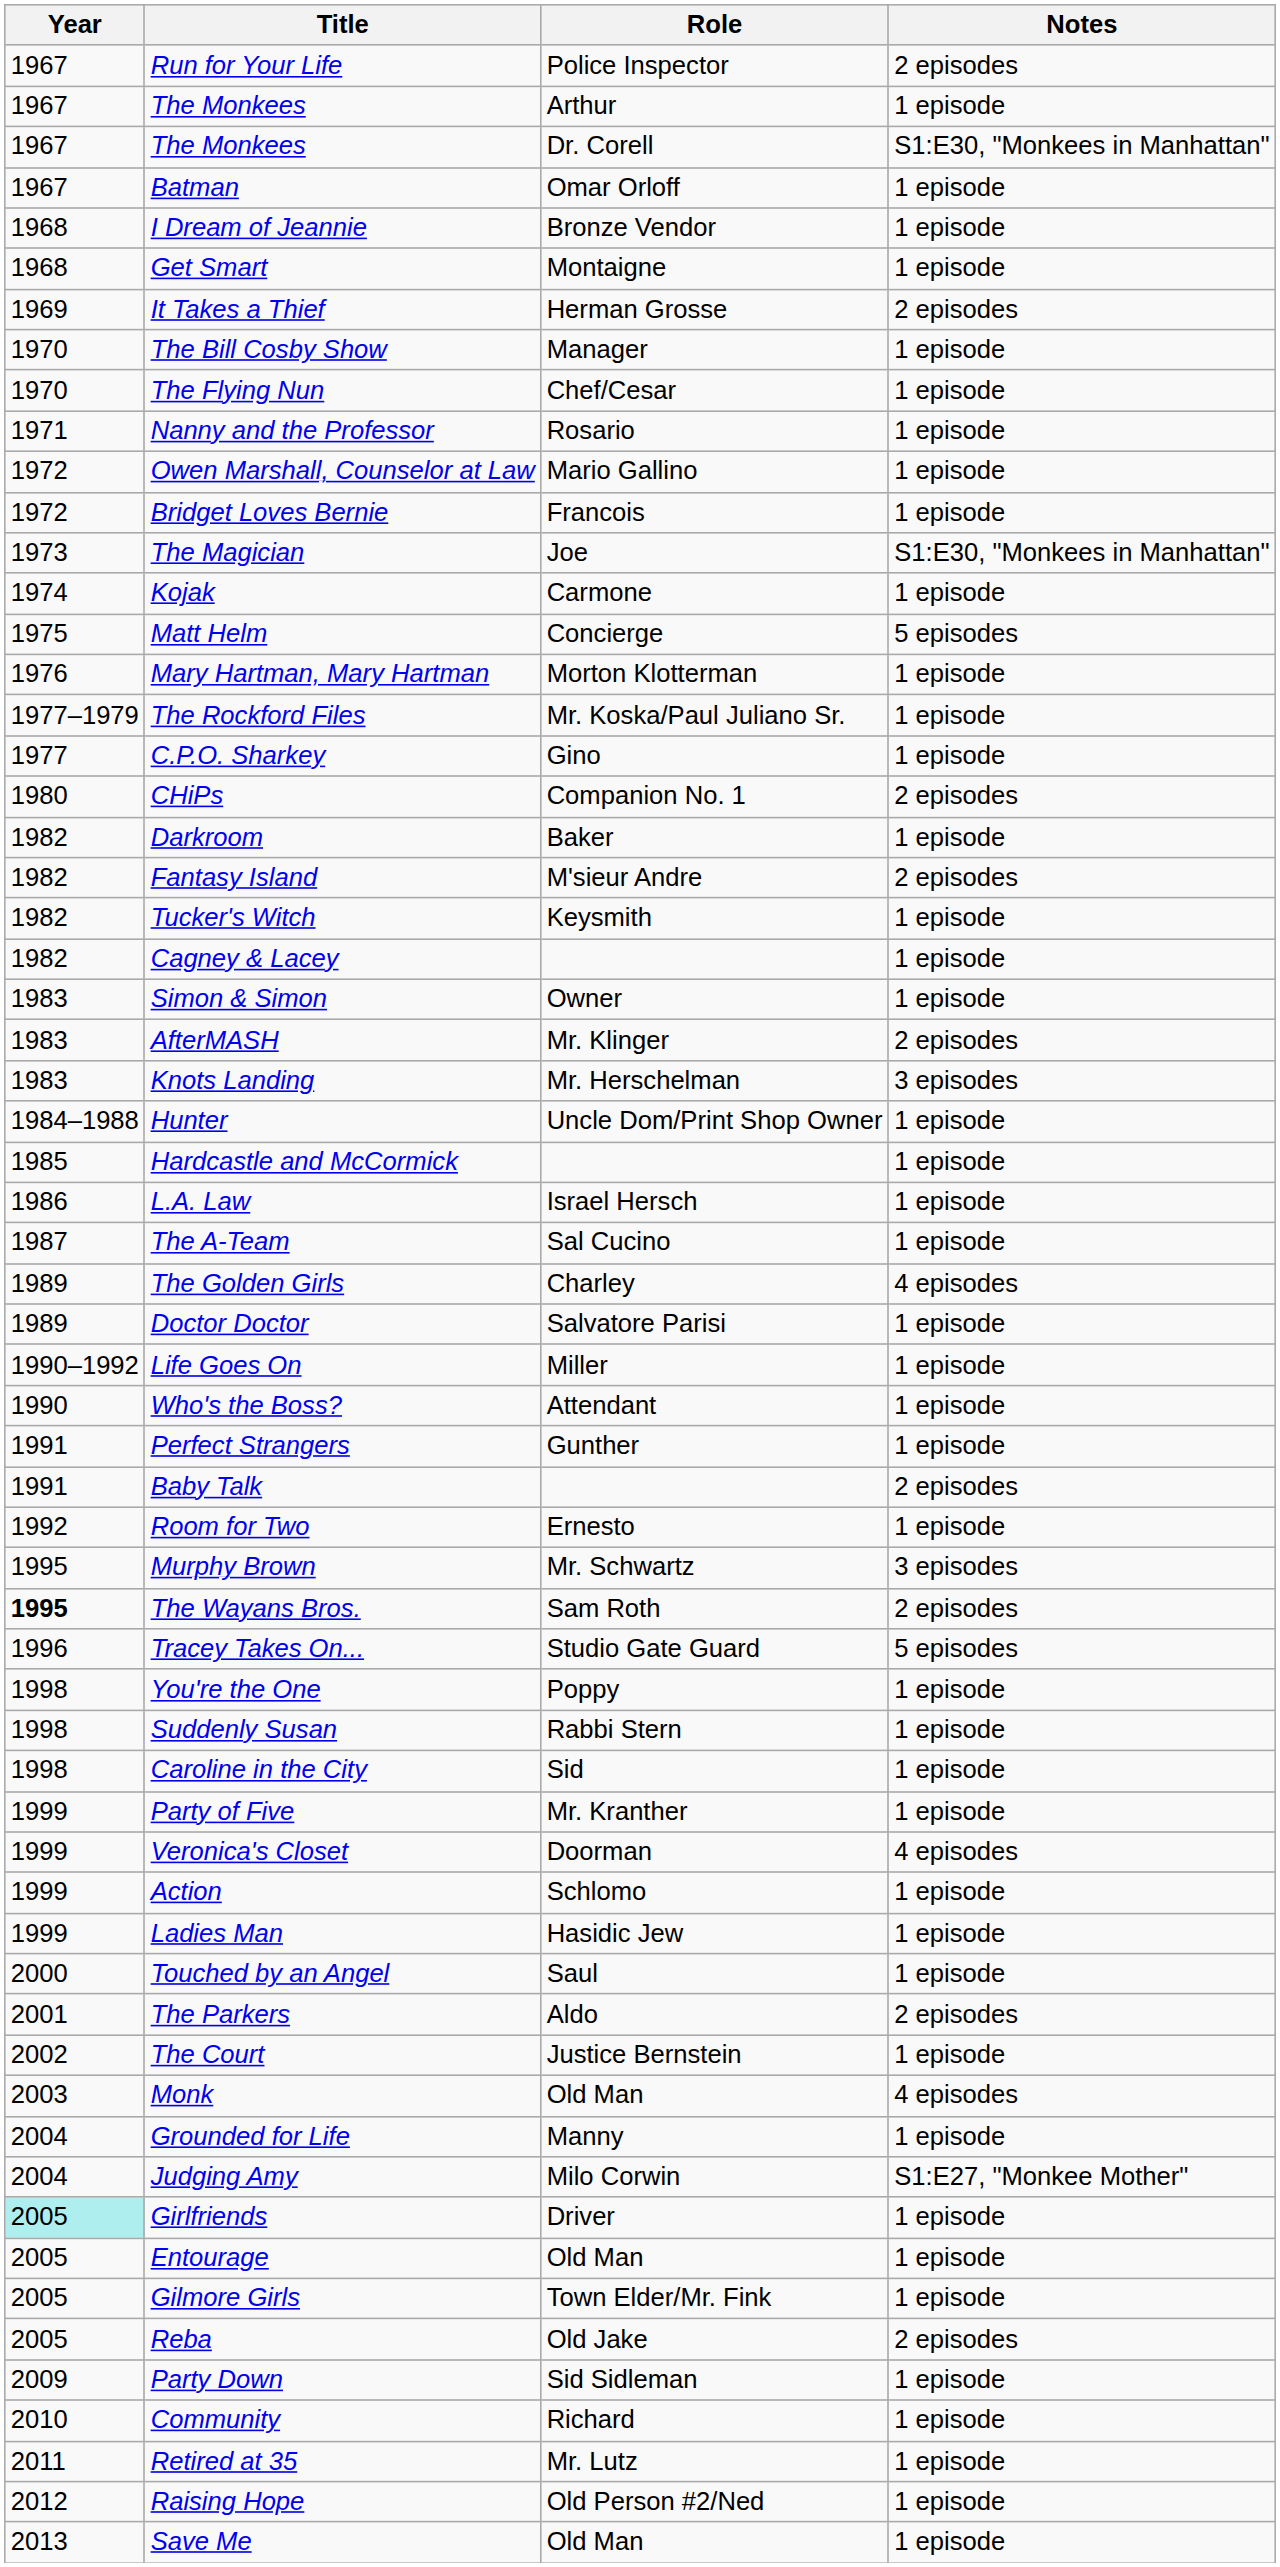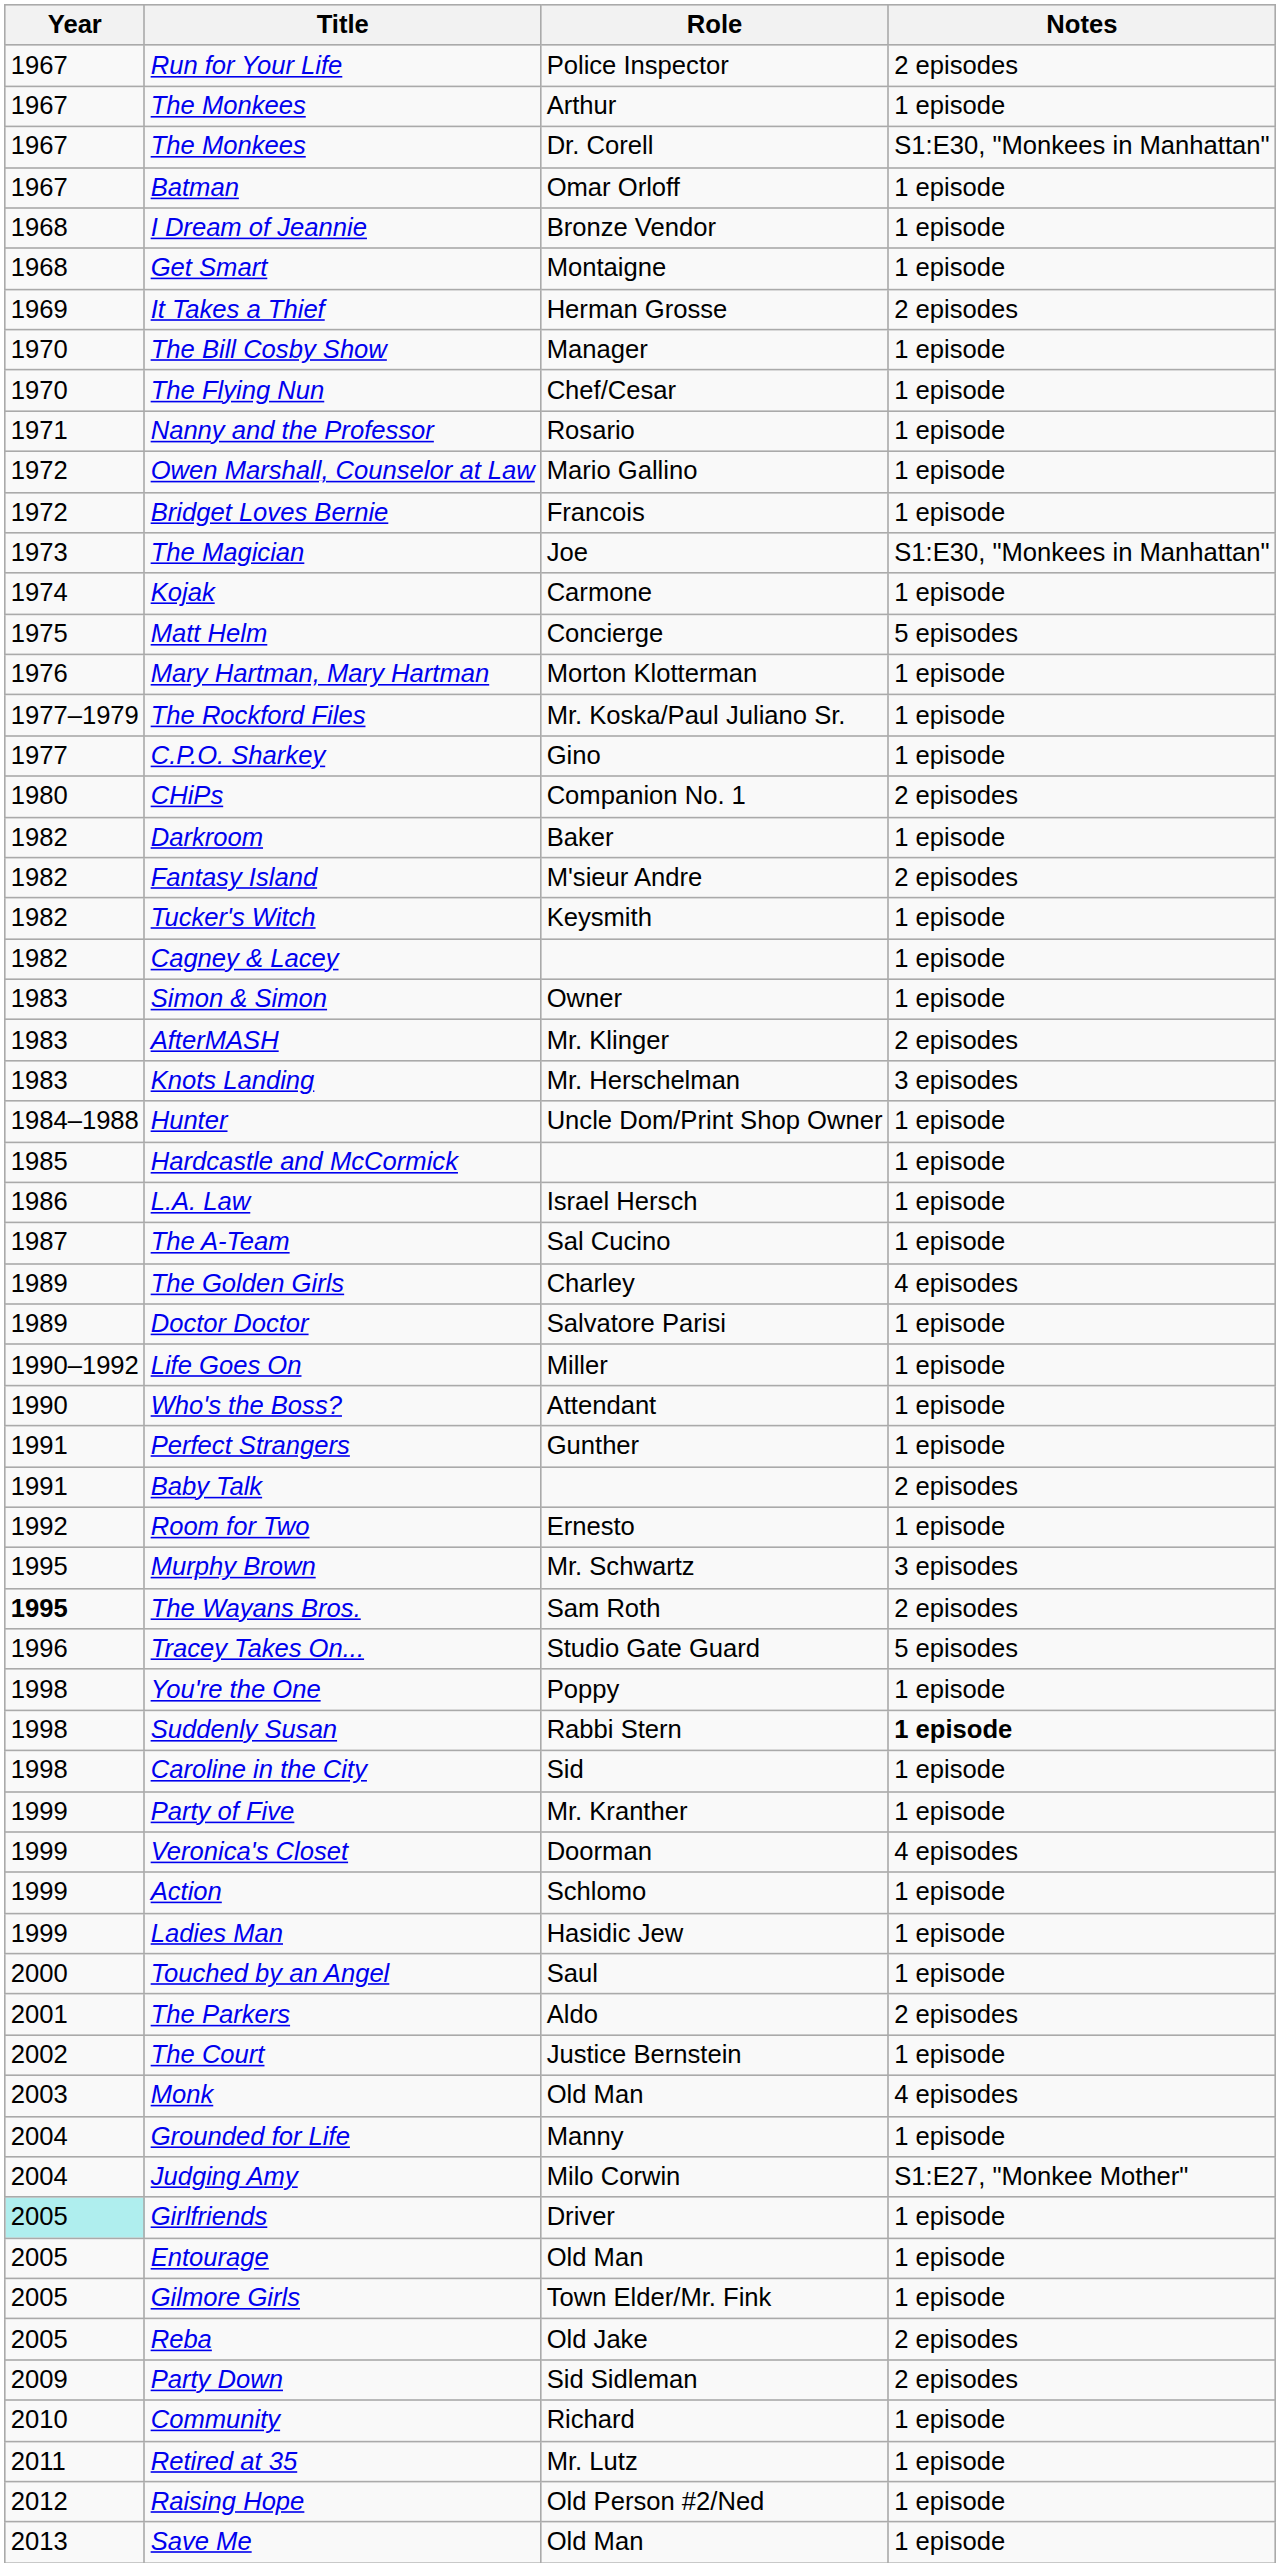(950, 1730) normal -> (953, 1730) bold
(950, 2379) 1 episode -> (956, 2379) 2 episodes
